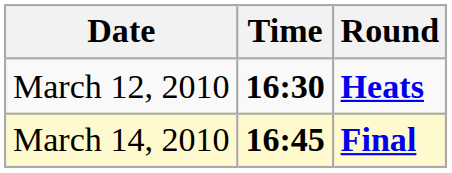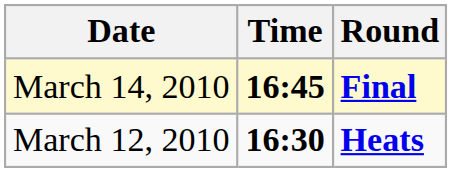rows swapped: (121, 85) <-> (121, 139)
